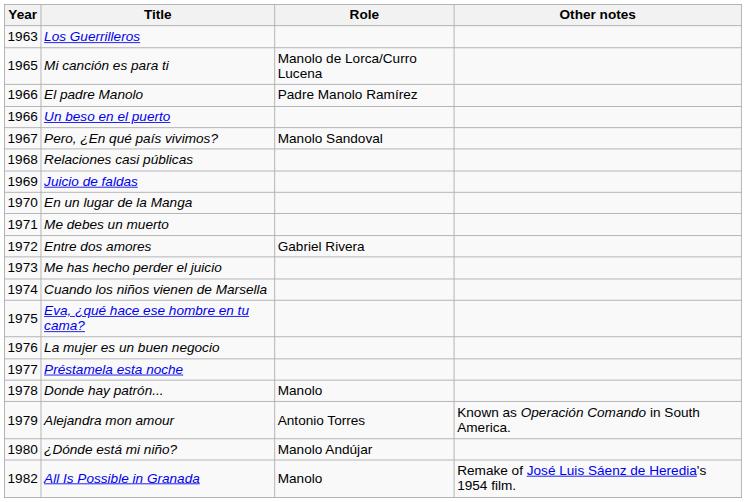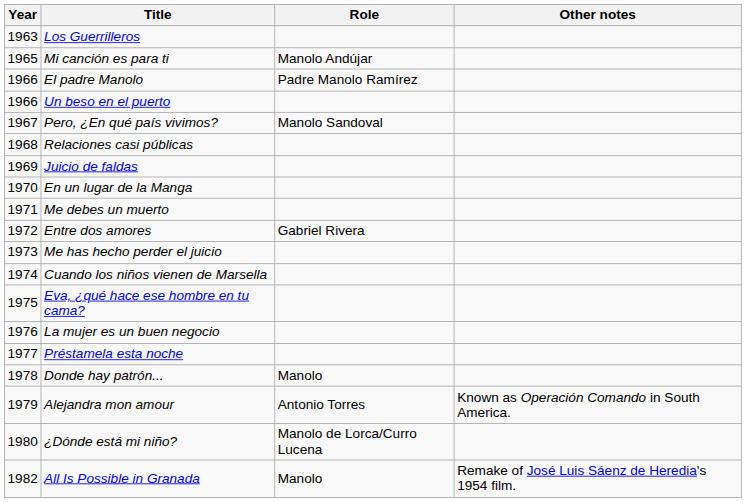(347, 66) Manolo de Lorca/Curro Lucena -> (325, 58) Manolo Andújar
(325, 449) Manolo Andújar -> (347, 441) Manolo de Lorca/Curro Lucena
